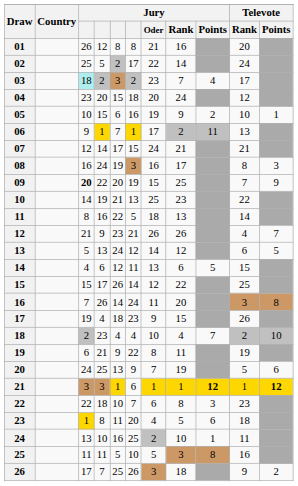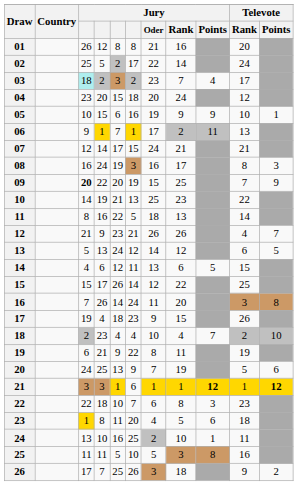(213, 115) 2 -> (213, 115) 9
